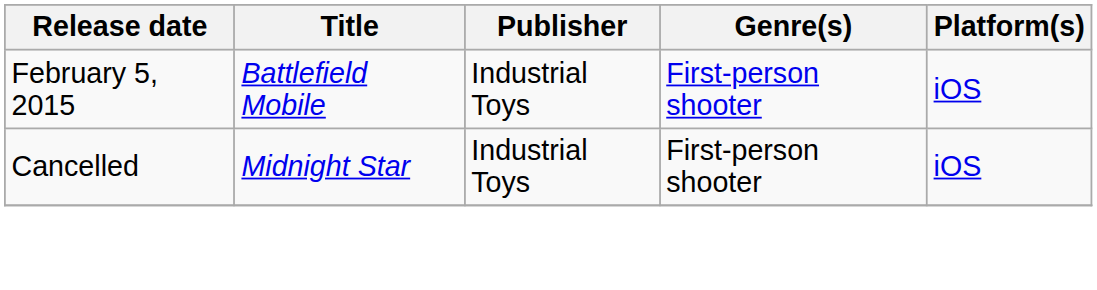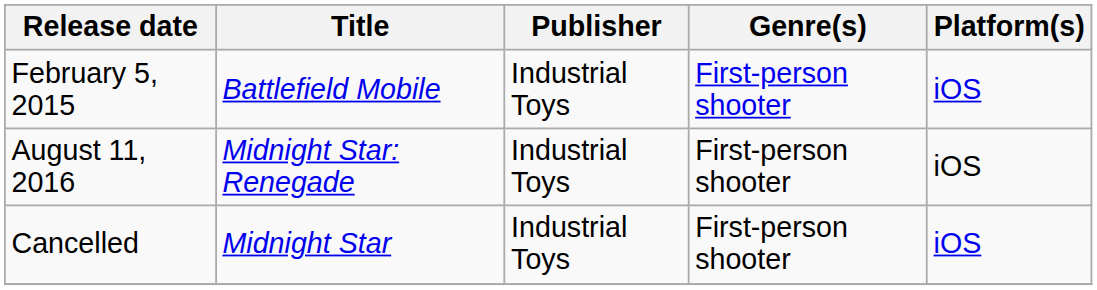+ row: (79, 166)
